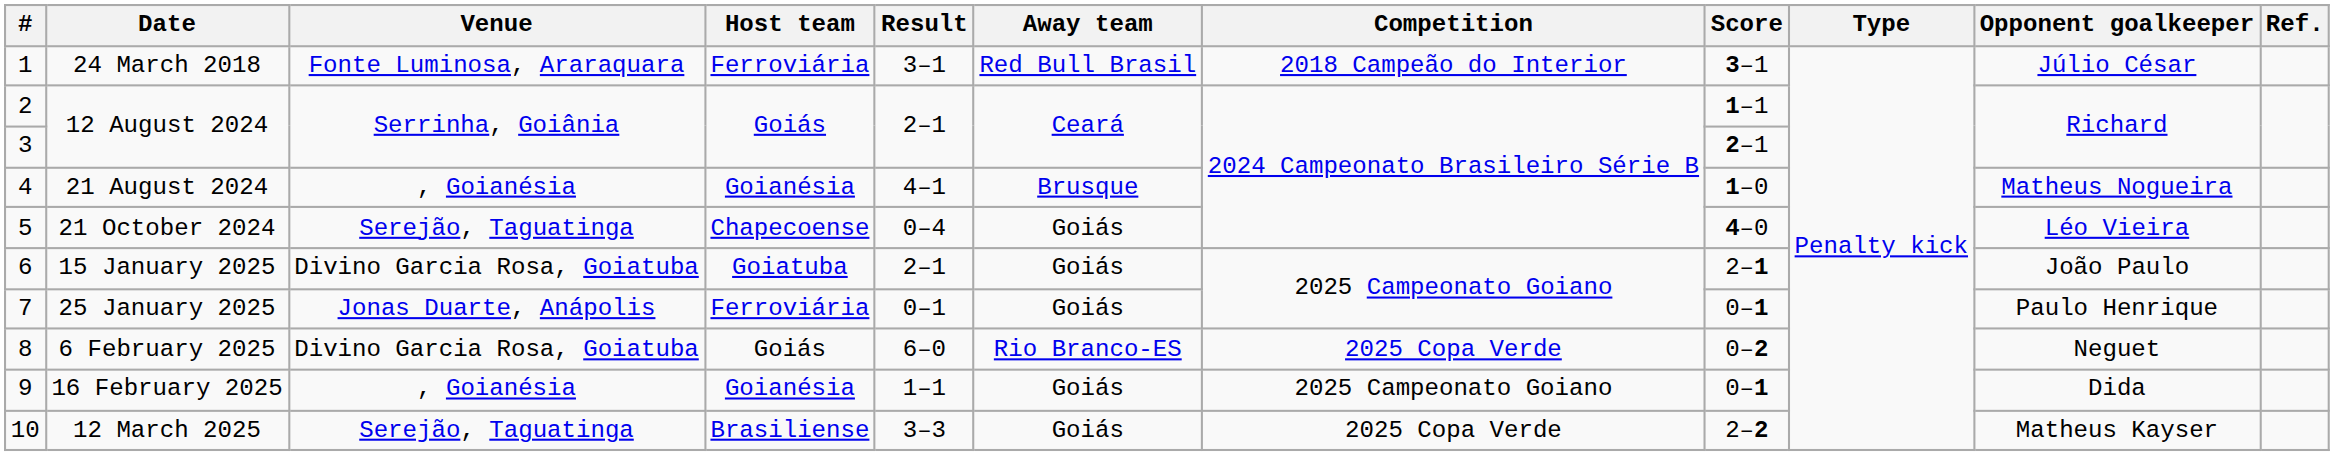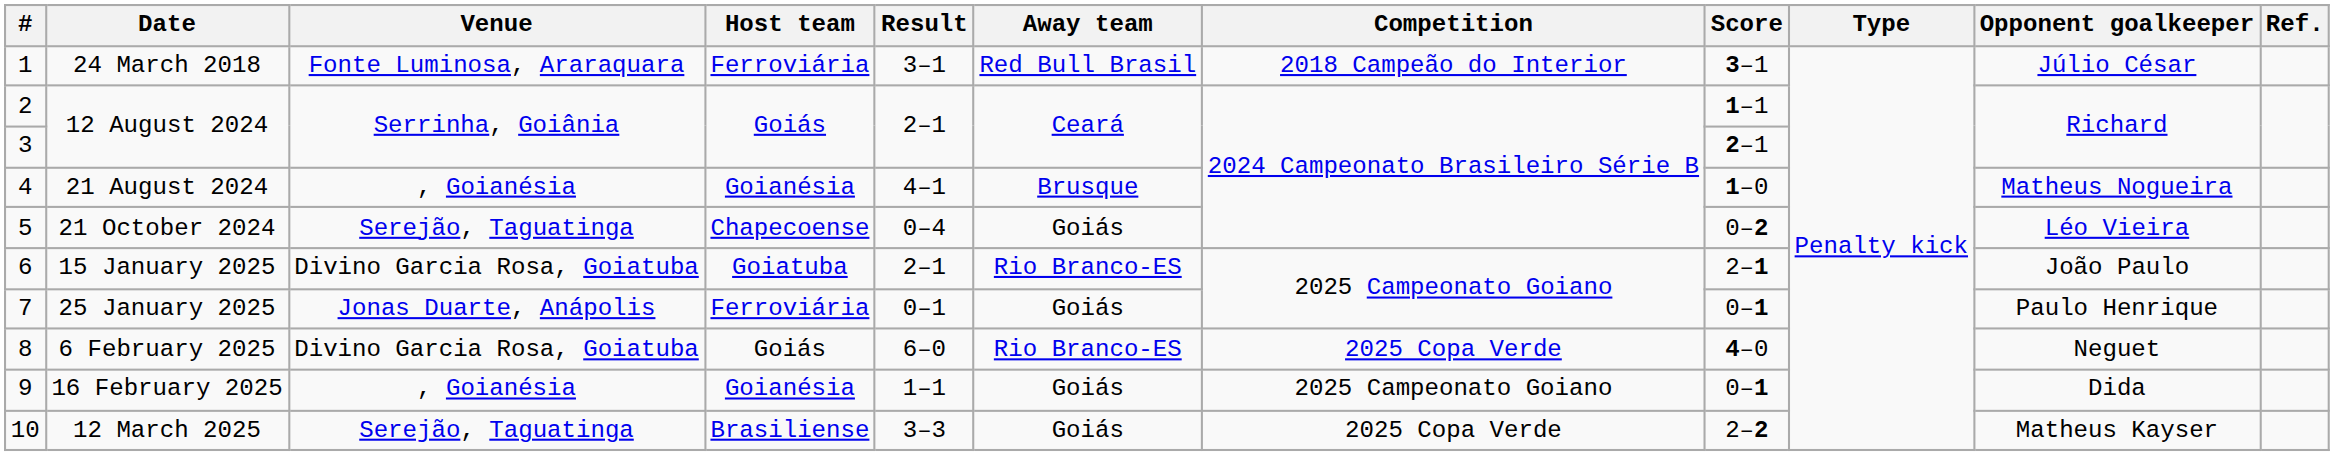(1747, 227) 4–0 -> (1747, 227) 0–2
(1088, 268) Goiás -> (1088, 268) Rio Branco-ES
(1747, 349) 0–2 -> (1747, 349) 4–0
